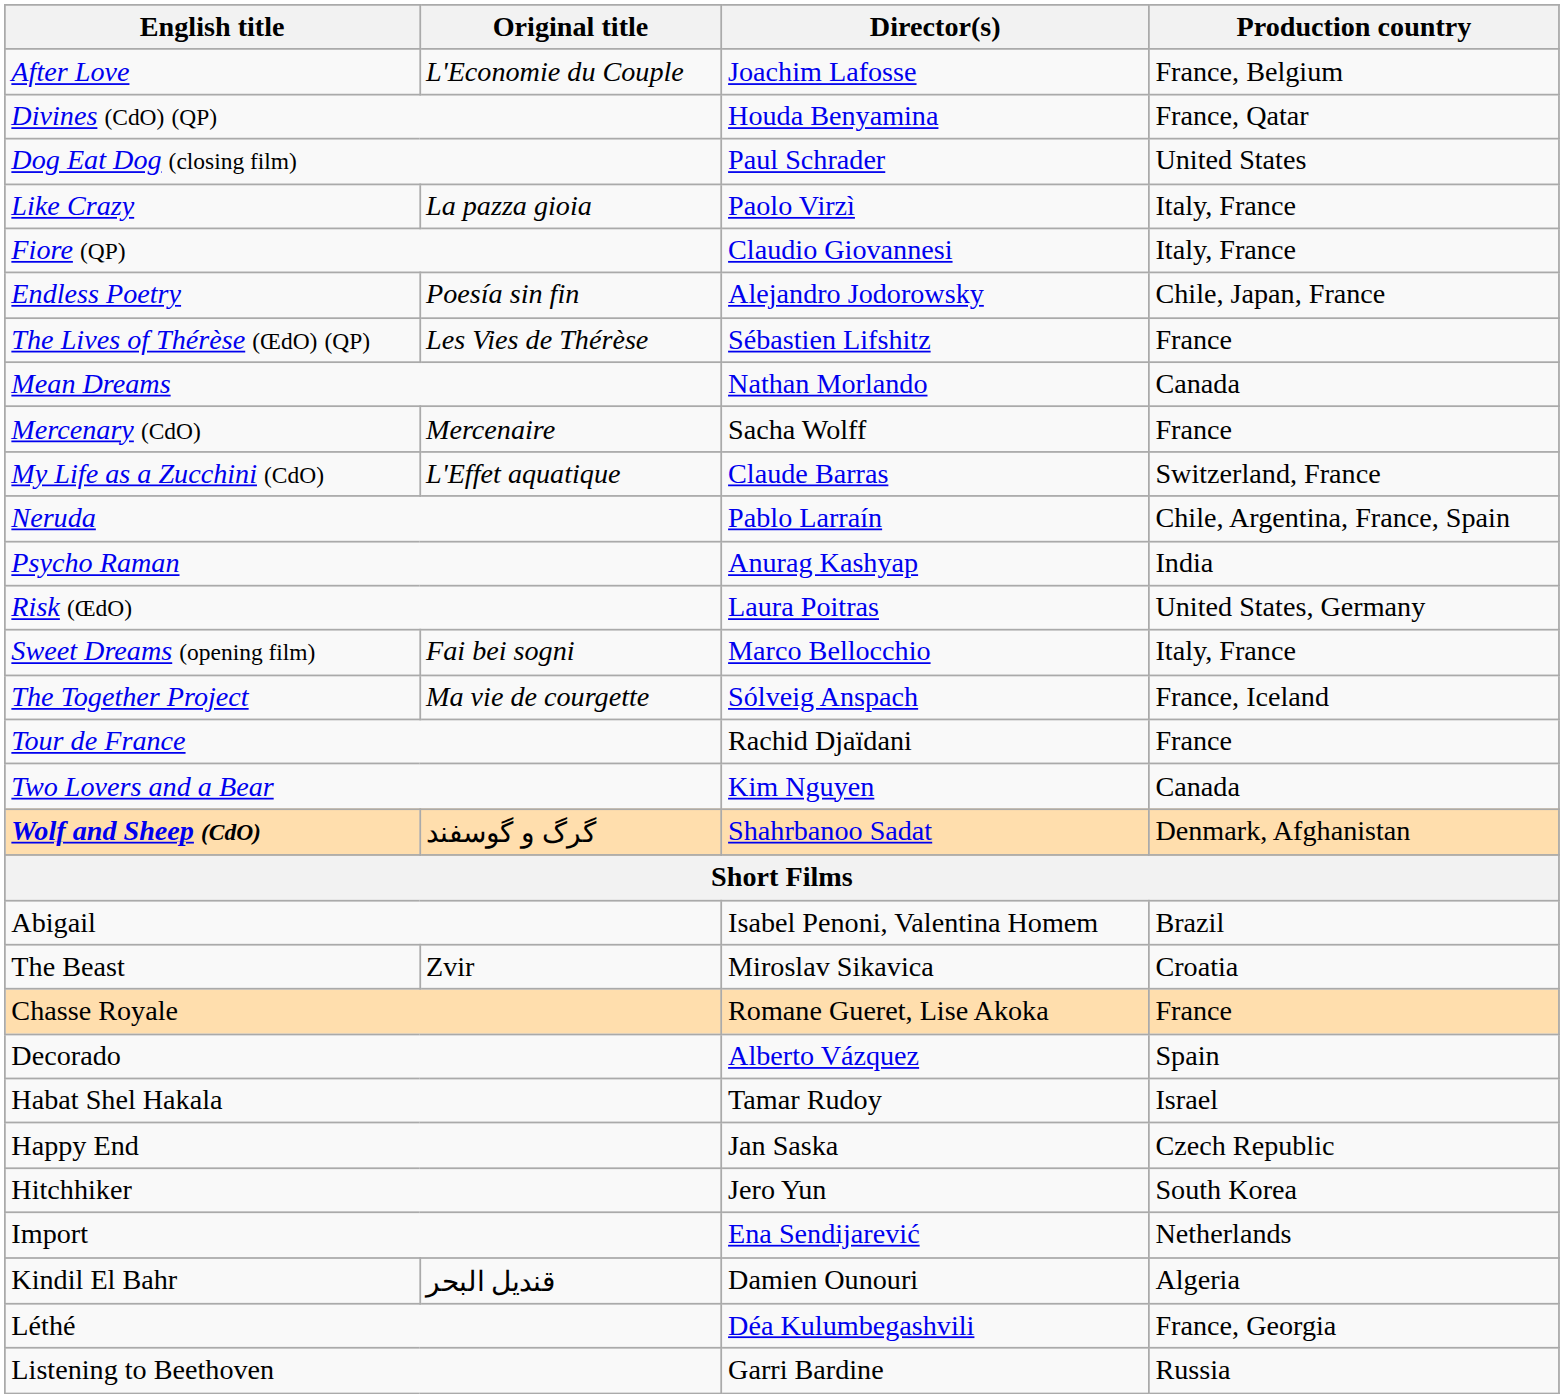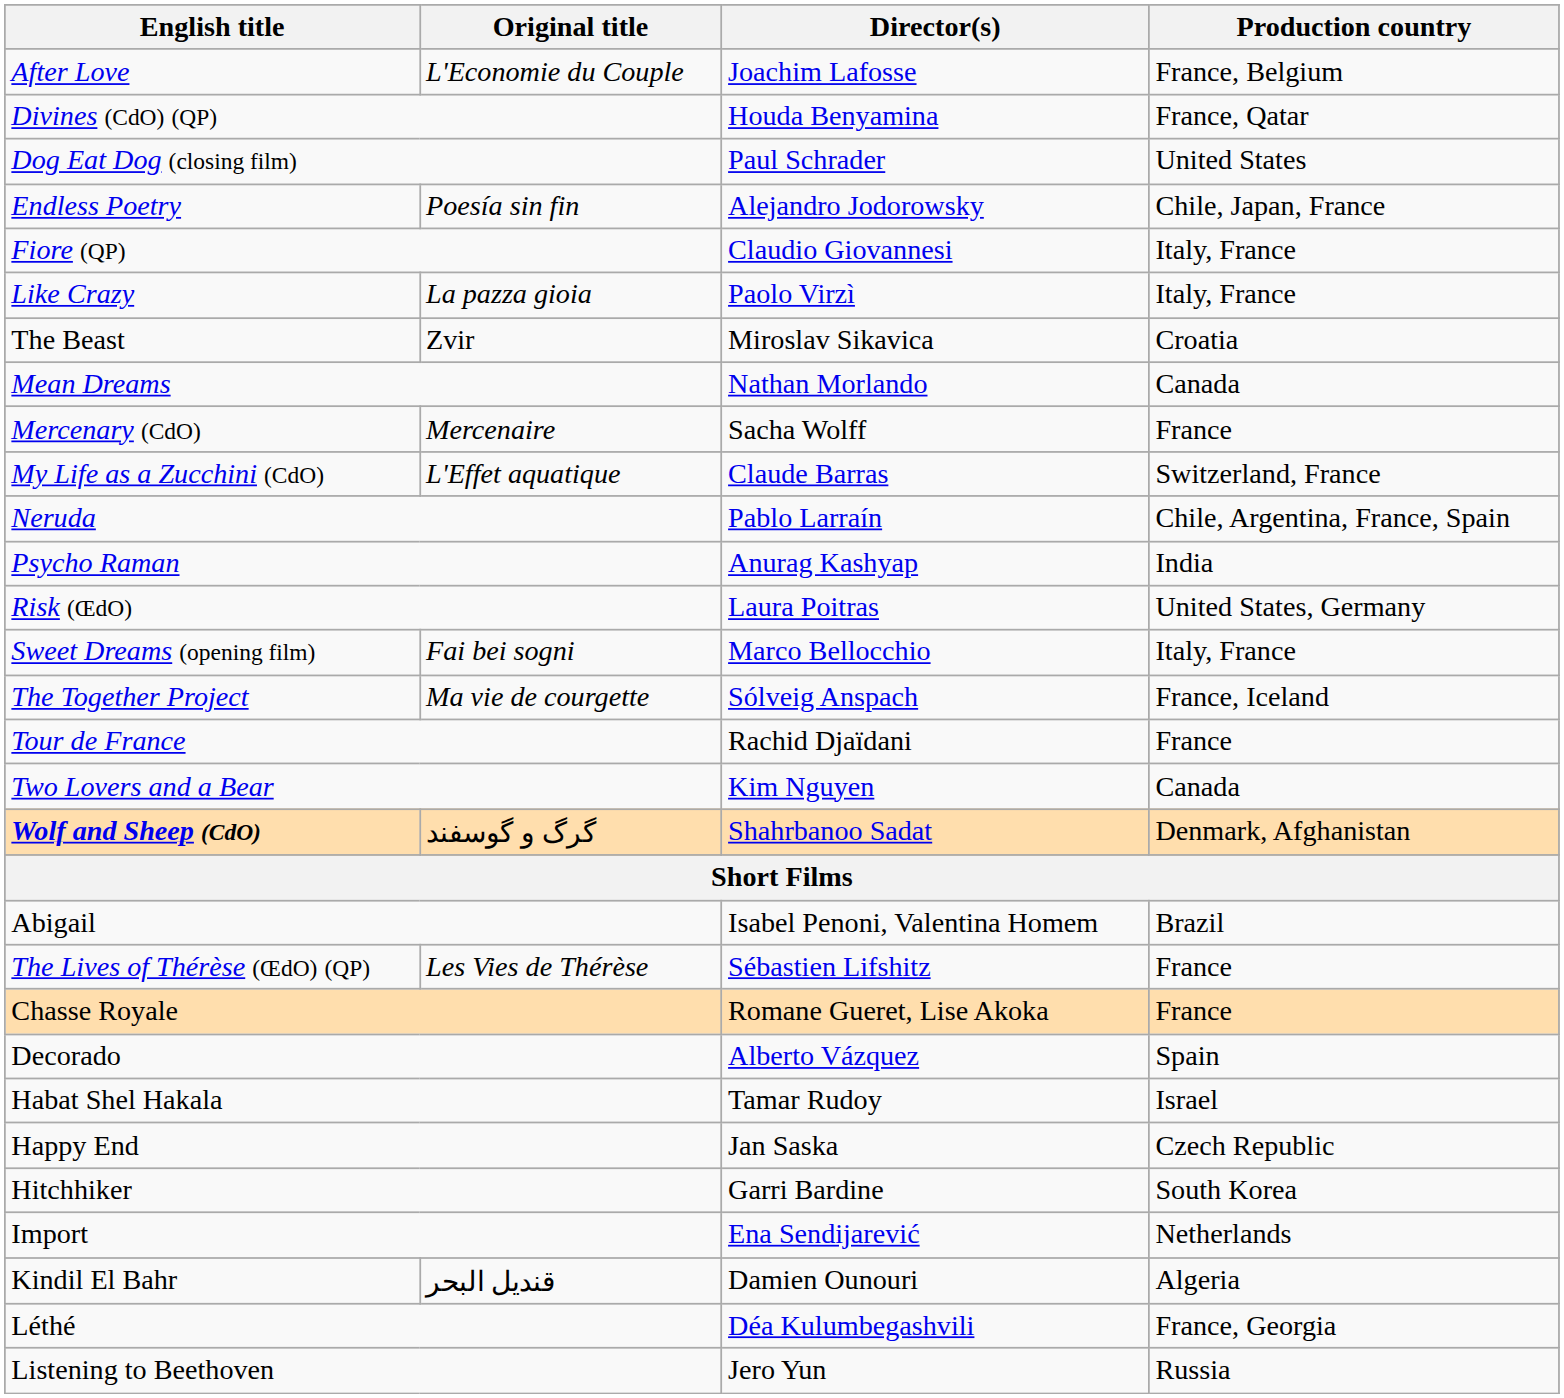rows swapped: (96, 294) <-> (73, 205)
rows swapped: (191, 339) <-> (68, 966)
(777, 1189) Jero Yun -> (806, 1189) Garri Bardine
(806, 1370) Garri Bardine -> (777, 1370) Jero Yun
